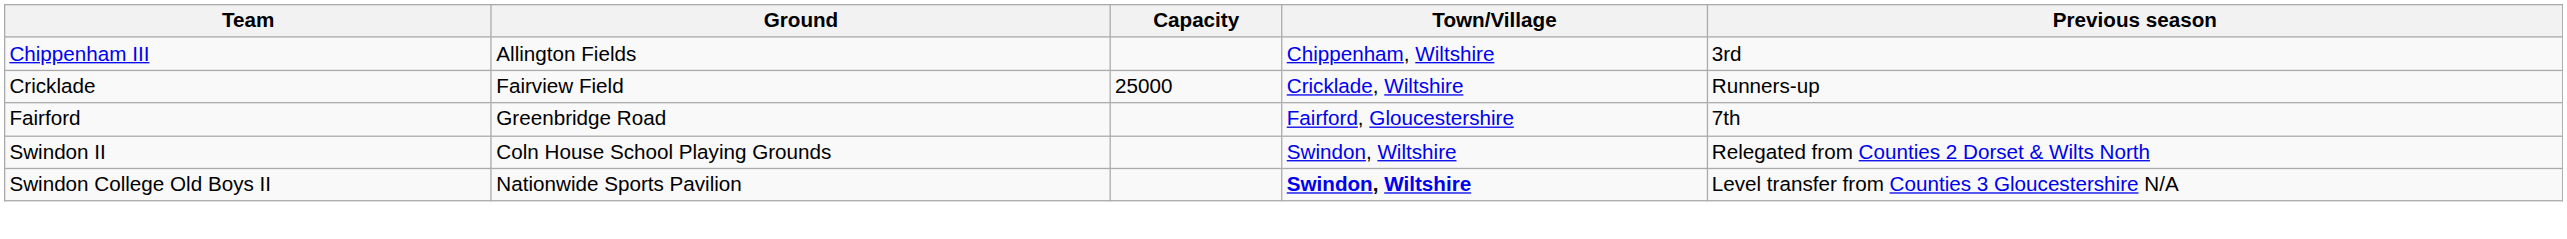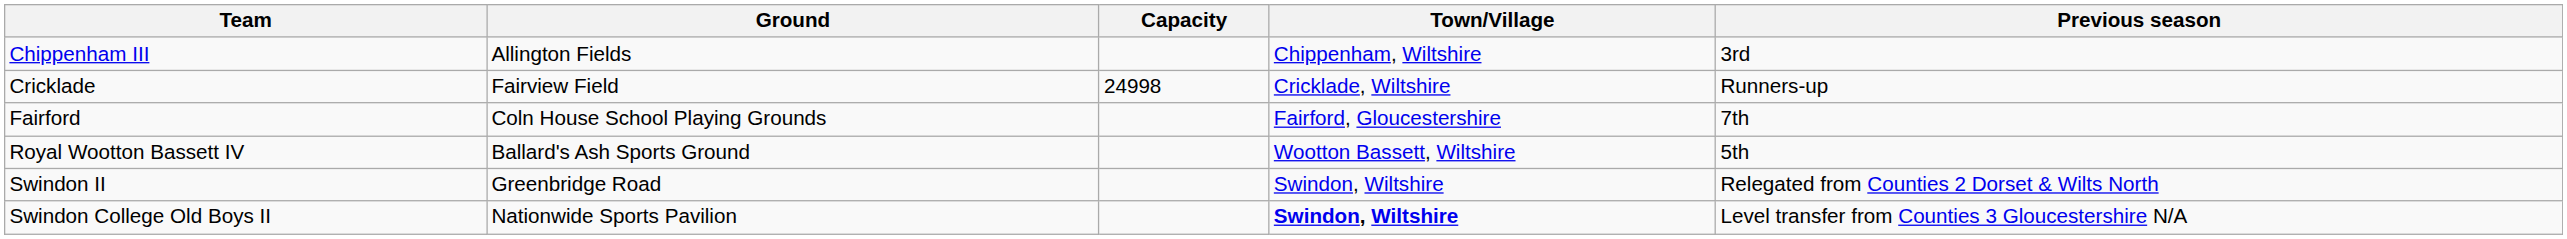(1144, 86) 25000 -> (1133, 86) 24998
(581, 119) Greenbridge Road -> (659, 119) Coln House School Playing Grounds
+ row: (127, 151)
(664, 151) Coln House School Playing Grounds -> (576, 184) Greenbridge Road
